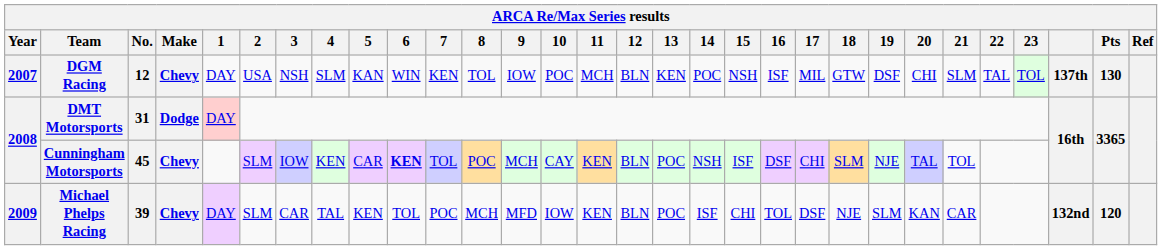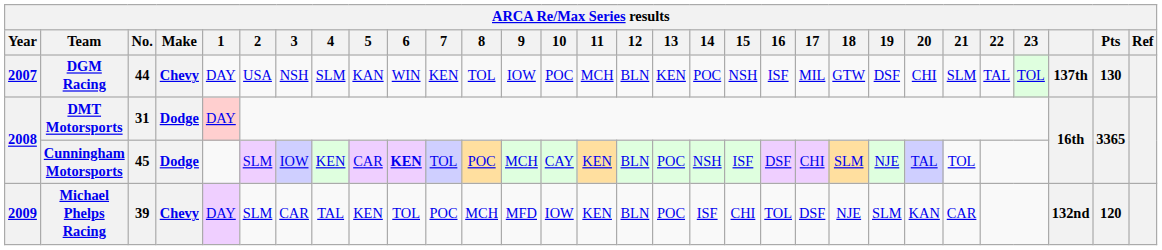(142, 75) 12 -> (142, 75) 44
(179, 161) Chevy -> (179, 161) Dodge
